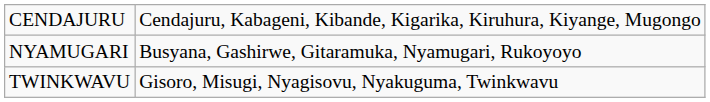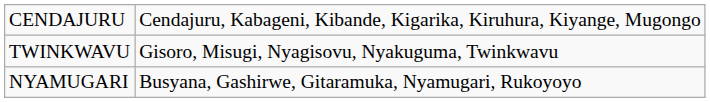rows swapped: (69, 50) <-> (70, 81)
